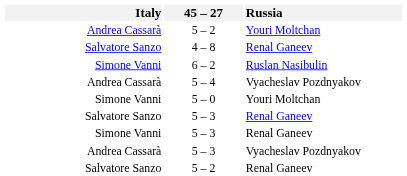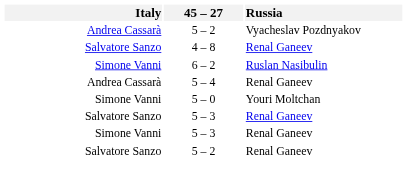(283, 30) Youri Moltchan -> (303, 30) Vyacheslav Pozdnyakov
(303, 82) Vyacheslav Pozdnyakov -> (279, 82) Renal Ganeev
- row: (124, 151)
